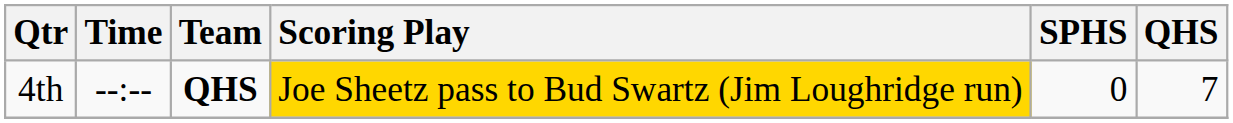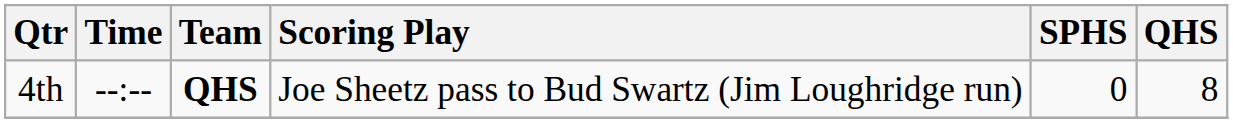(650, 88) gold background -> (650, 88) no background
(1210, 88) 7 -> (1210, 88) 8
